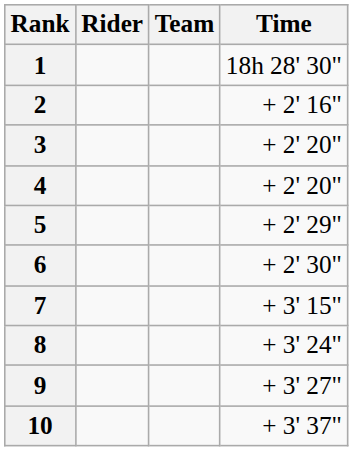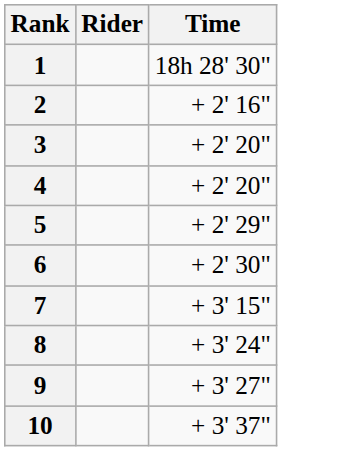- column: (184, 24)
